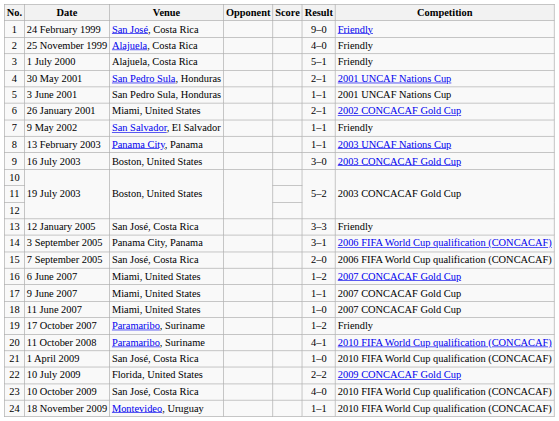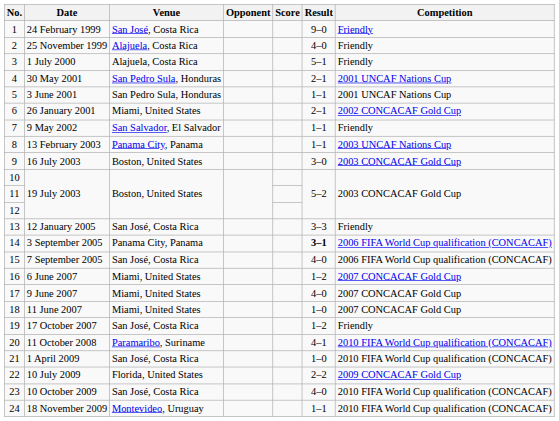(319, 243) normal -> (319, 243) bold
(319, 260) 2–0 -> (319, 260) 4–0
(319, 293) 1–1 -> (319, 293) 4–0
(158, 326) Paramaribo, Suriname -> (155, 326) San José, Costa Rica
